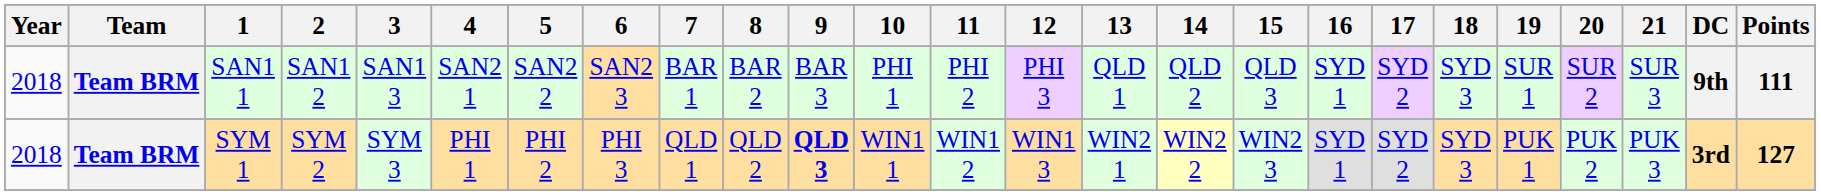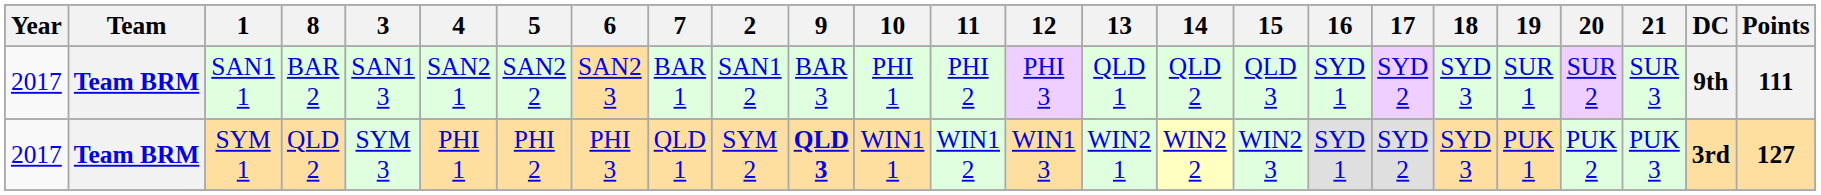columns swapped: (319, 25) <-> (755, 25)
(36, 81) 2018 -> (36, 81) 2017
(36, 153) 2018 -> (36, 153) 2017
